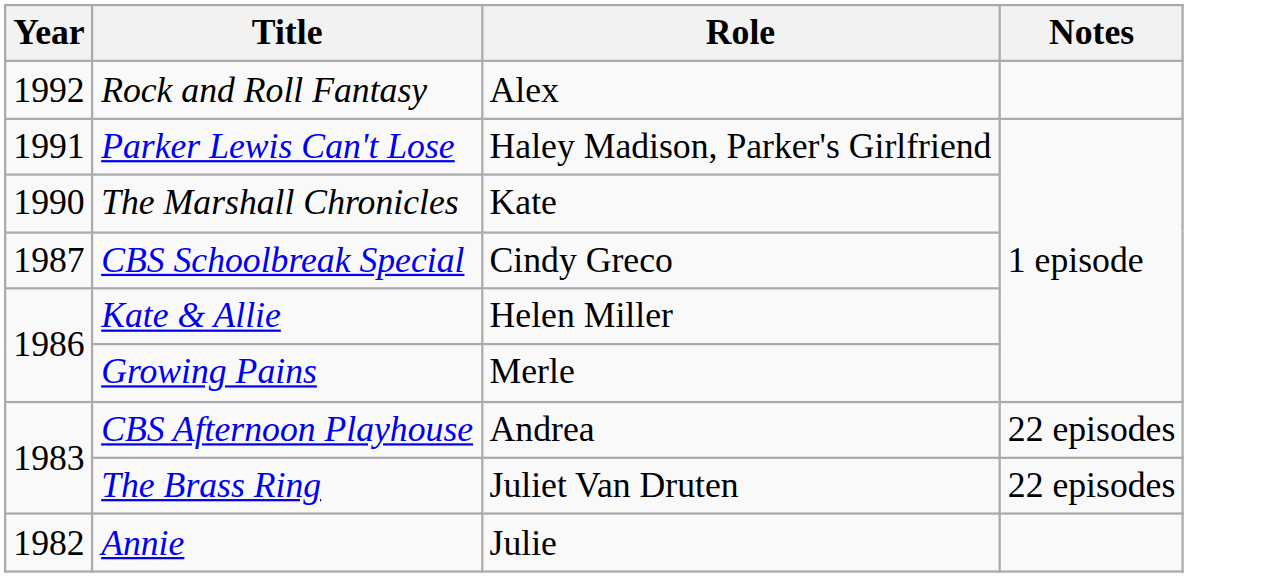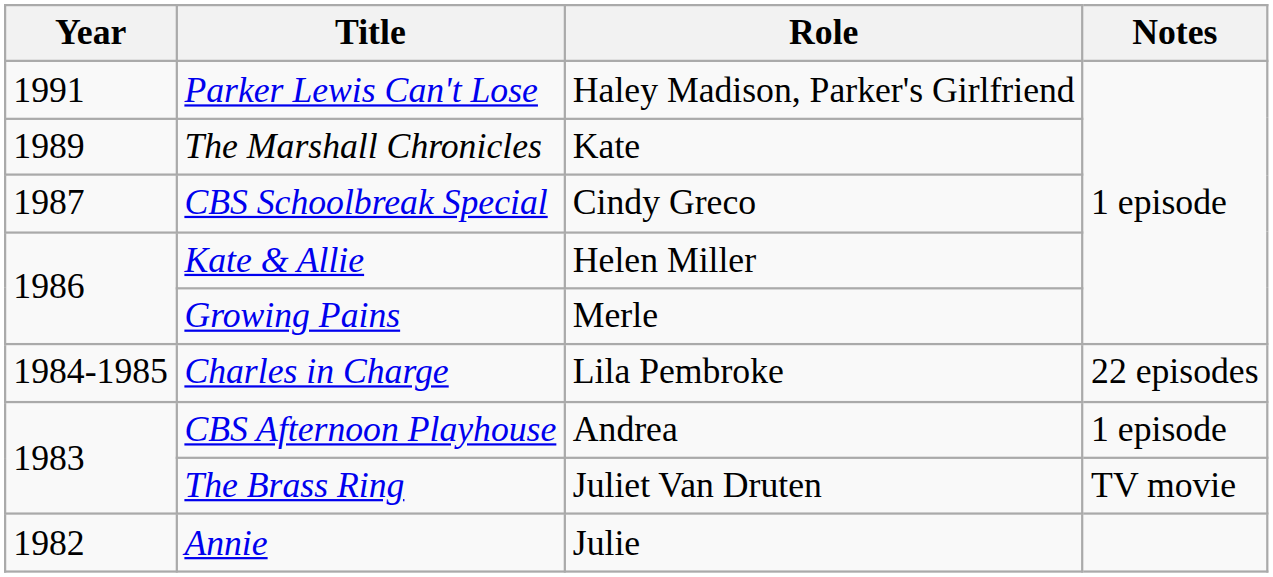- row: (264, 89)
(49, 202) 1990 -> (49, 145) 1989
+ row: (317, 372)
(1092, 428) 22 episodes -> (1159, 428) 1 episode
(1092, 485) 22 episodes -> (1164, 485) TV movie
